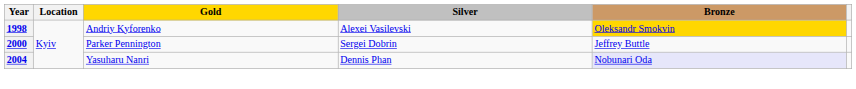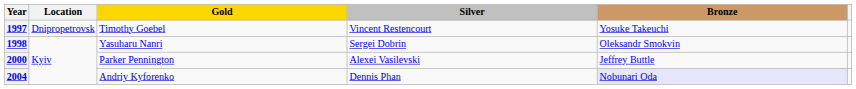+ row: (17, 28)
(123, 28) Andriy Kyforenko -> (131, 44) Yasuharu Nanri
(376, 28) Alexei Vasilevski -> (378, 44) Sergei Dobrin
(635, 28) gold background -> (640, 44) no background
(369, 44) Sergei Dobrin -> (385, 60) Alexei Vasilevski
(117, 60) Yasuharu Nanri -> (137, 76) Andriy Kyforenko
